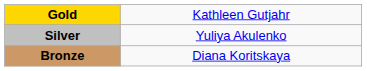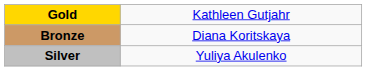rows swapped: (62, 35) <-> (62, 55)
